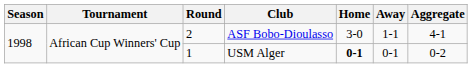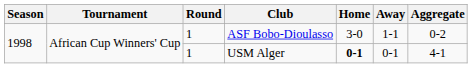(189, 33) 2 -> (189, 33) 1
(438, 33) 4-1 -> (438, 33) 0-2
(438, 53) 0-2 -> (438, 53) 4-1
